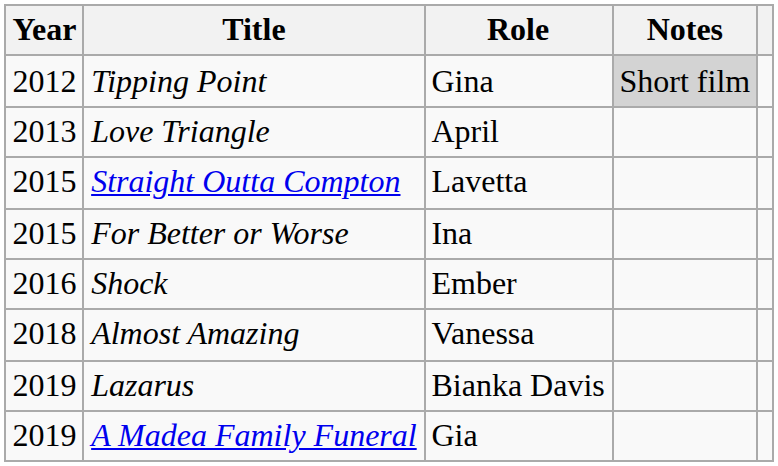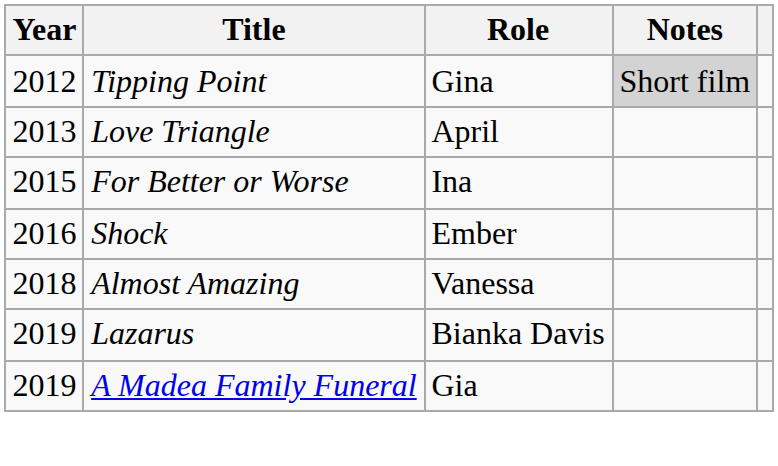- row: (246, 182)
